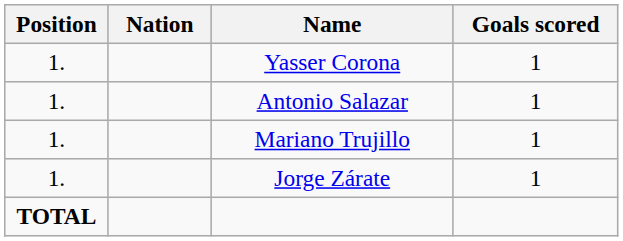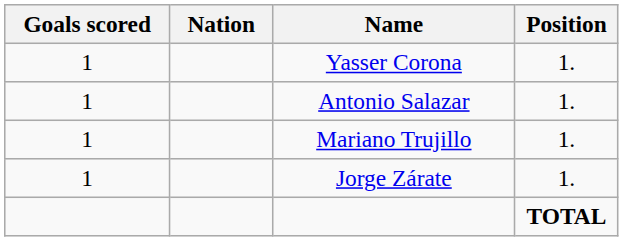columns swapped: (56, 23) <-> (536, 23)
